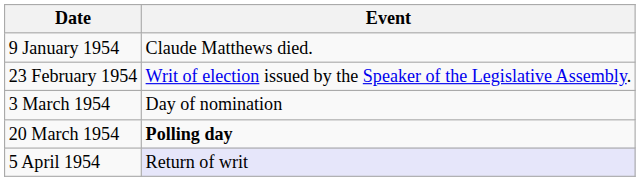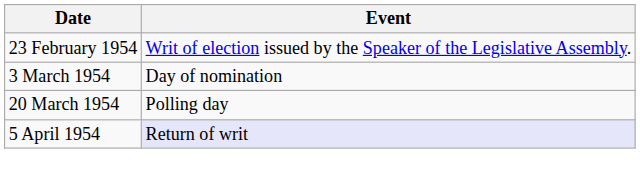- row: (64, 47)
(189, 133) bold -> (187, 104) normal
